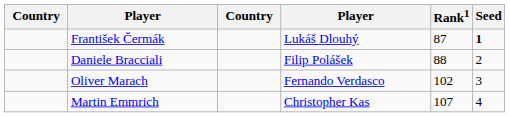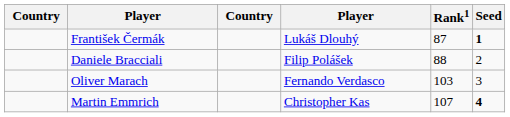(443, 80) 102 -> (443, 80) 103
(479, 101) normal -> (479, 101) bold
